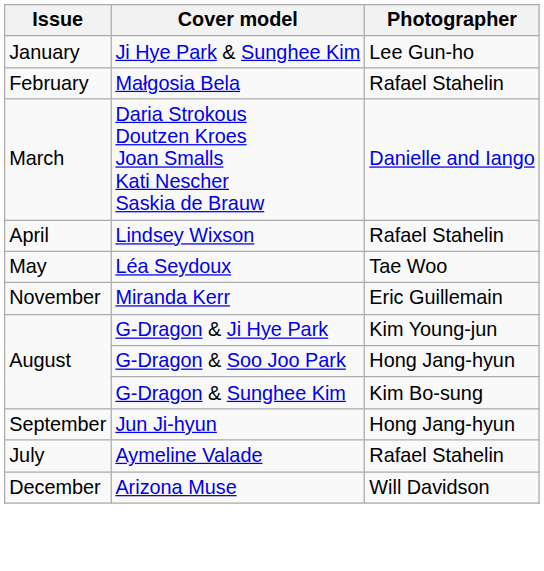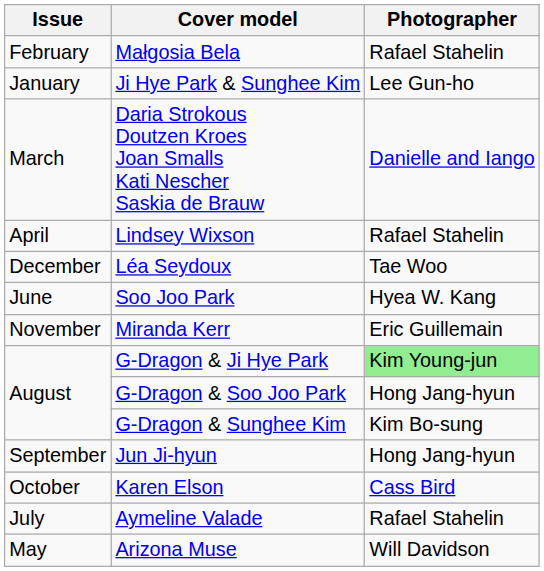rows swapped: (238, 51) <-> (178, 83)
(28, 266) May -> (55, 266) December
+ row: (175, 298)
(433, 329) no background -> (433, 361) lightgreen background
+ row: (169, 487)
(55, 487) December -> (28, 550) May
